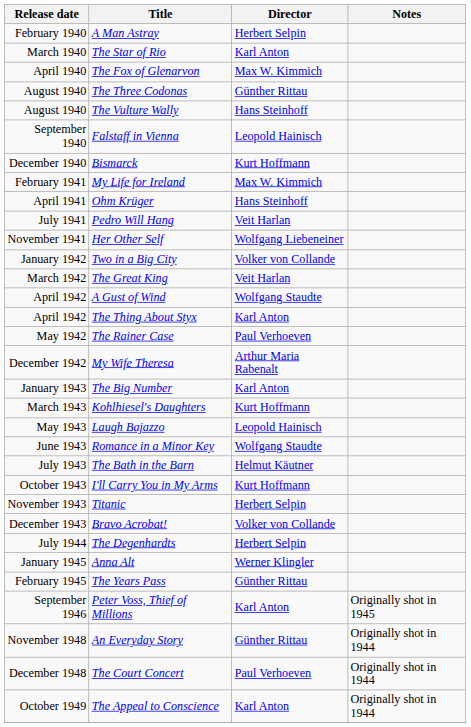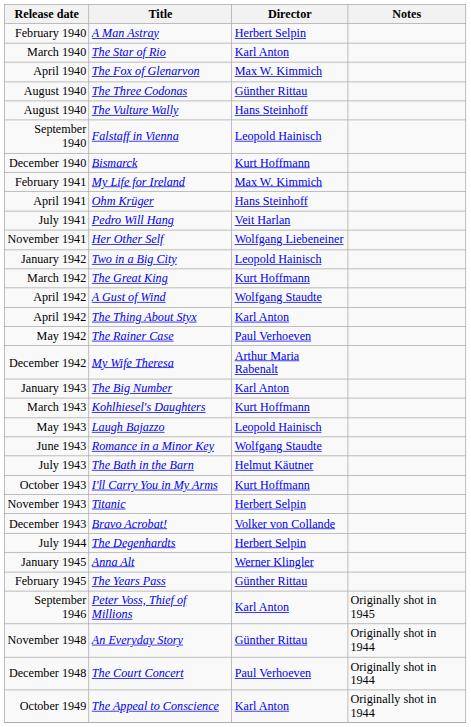(285, 259) Volker von Collande -> (278, 259) Leopold Hainisch
(263, 278) Veit Harlan -> (272, 278) Kurt Hoffmann
